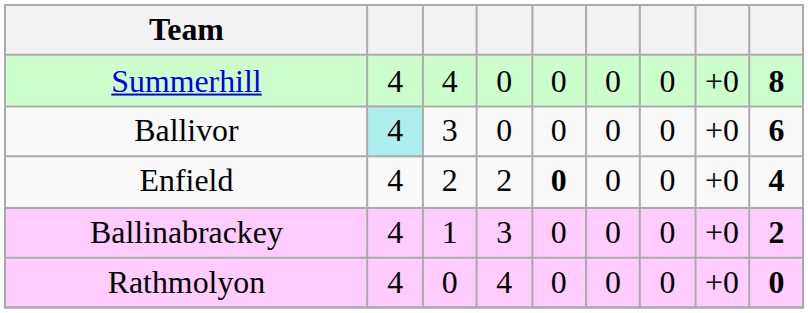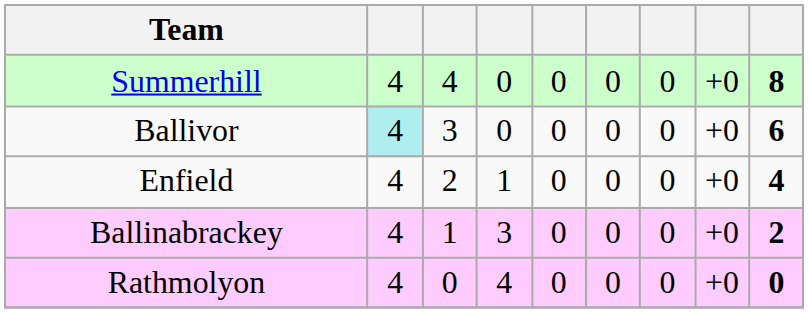(504, 181) 2 -> (504, 181) 1
(559, 181) bold -> (559, 181) normal
